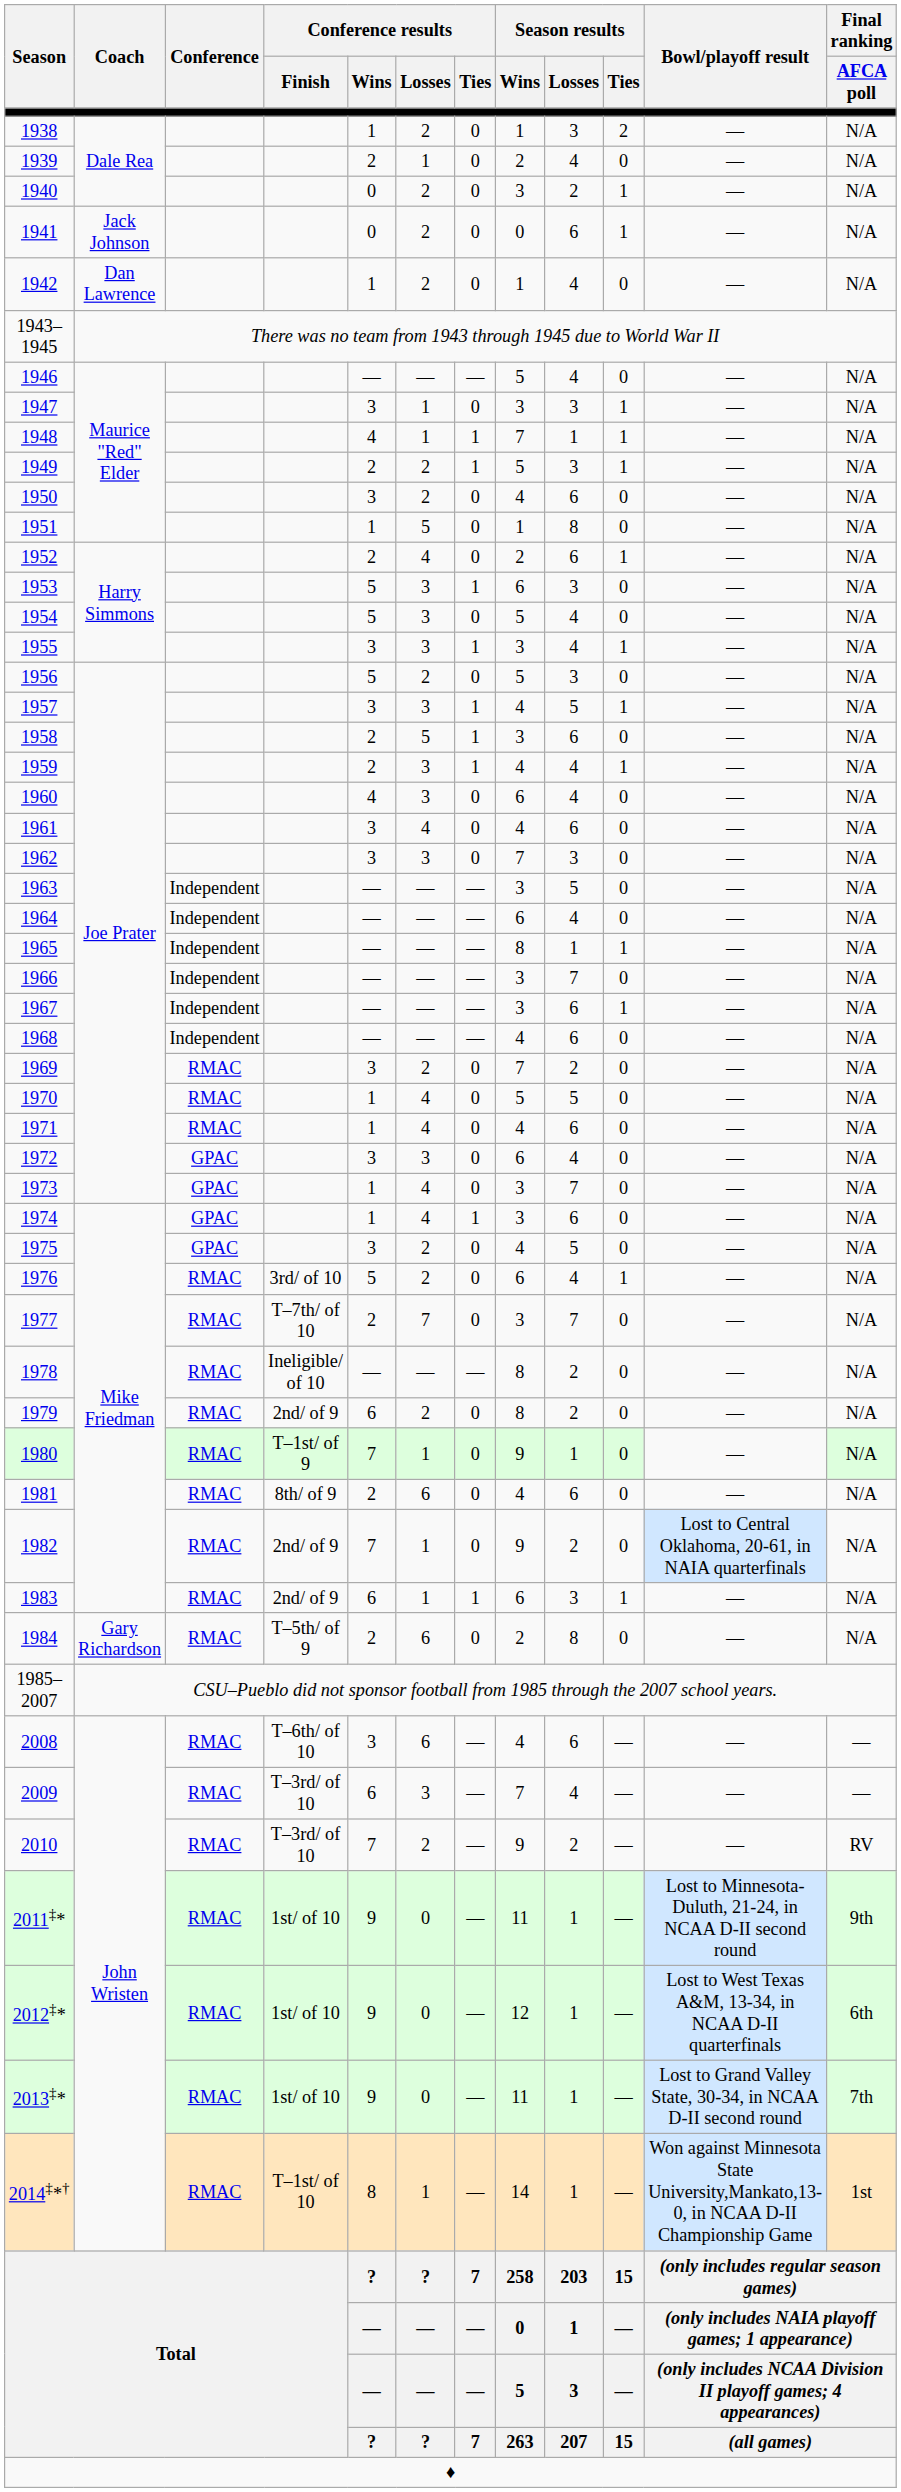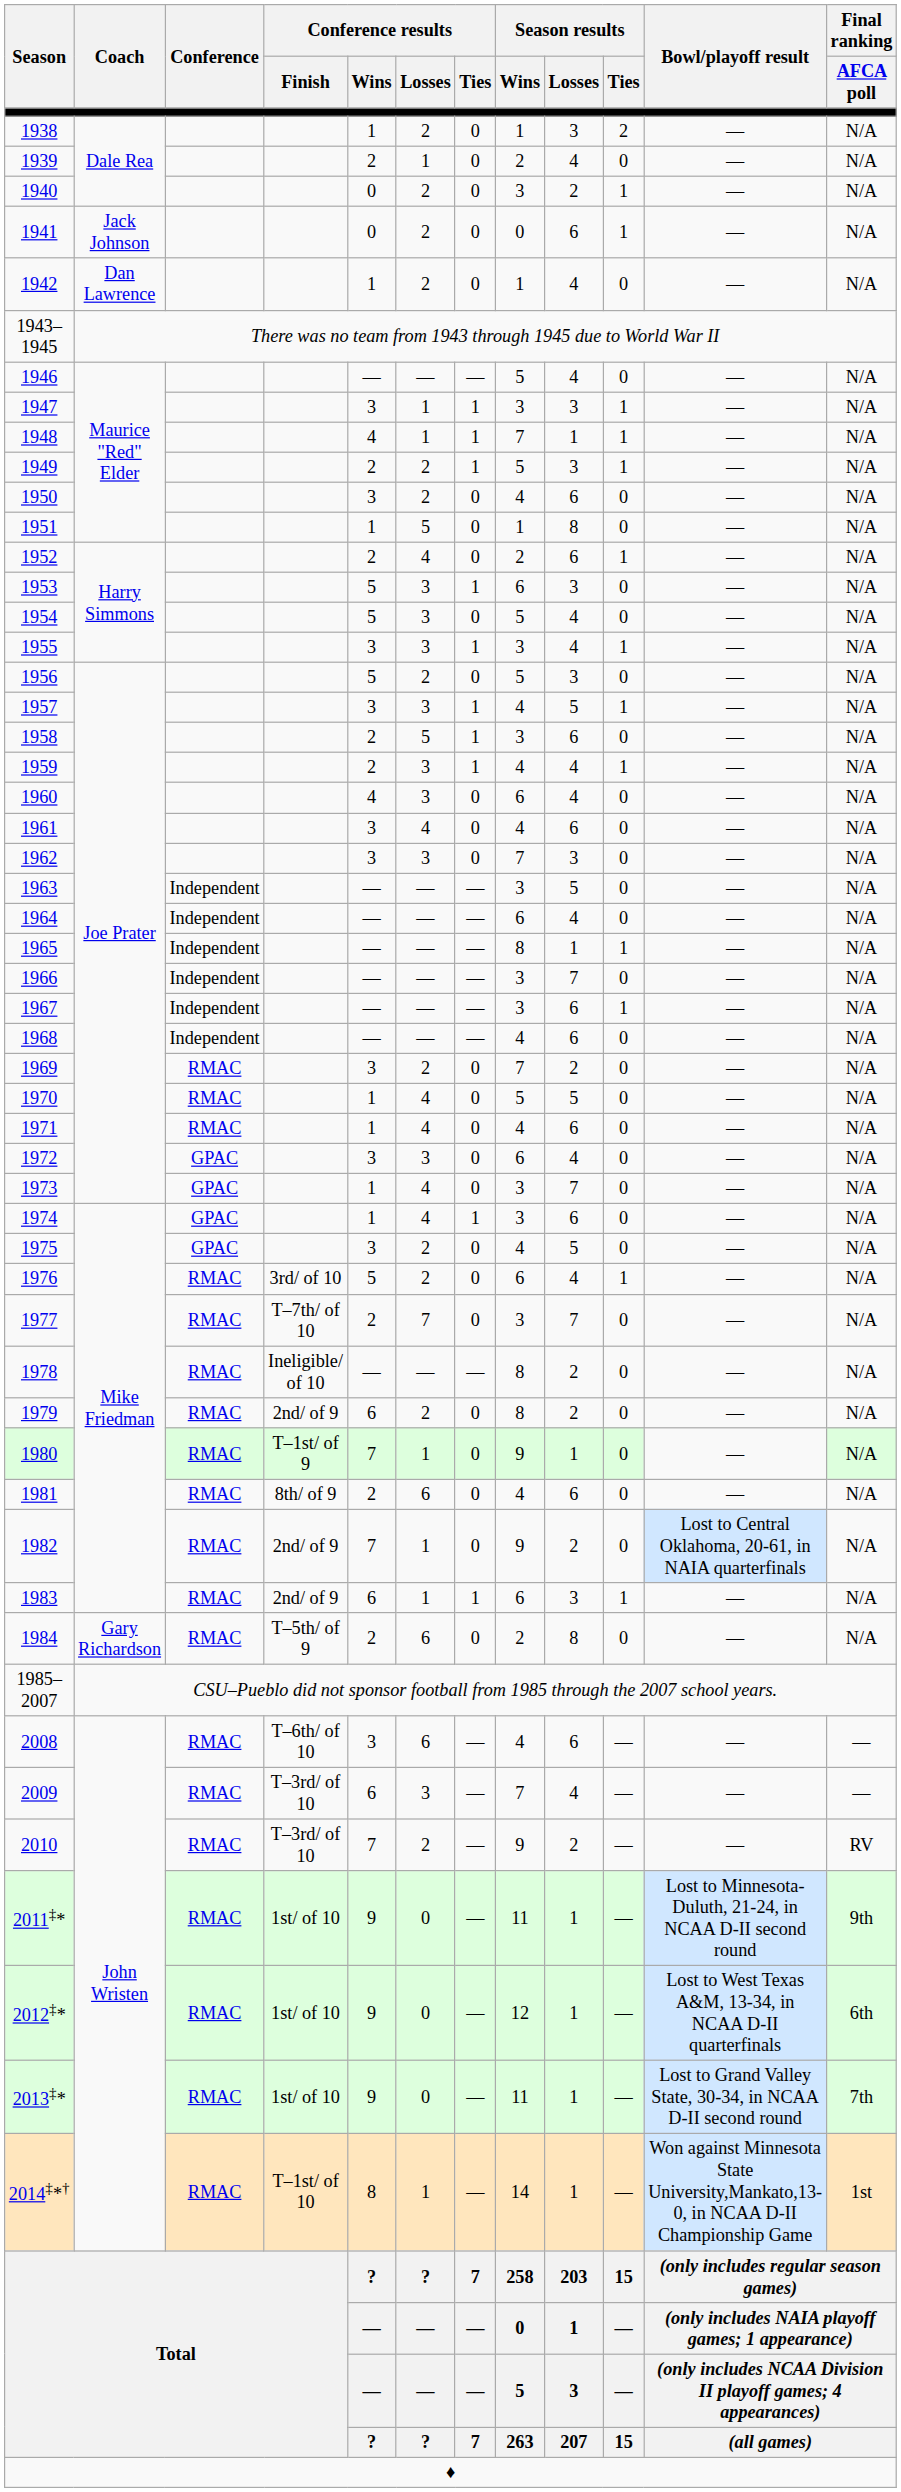(475, 406) 0 -> (475, 406) 1
